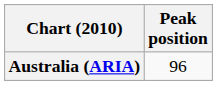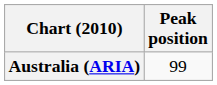(178, 66) 96 -> (178, 66) 99
